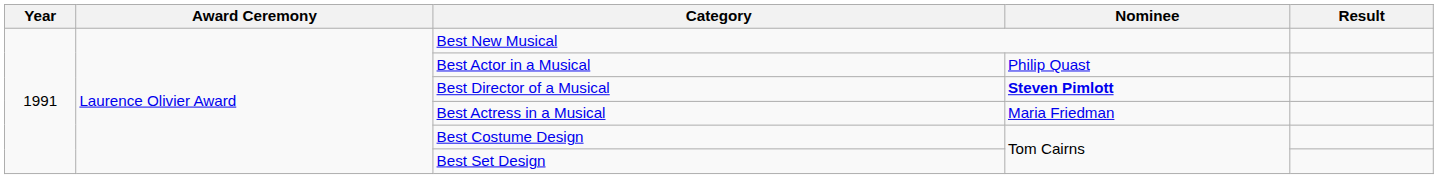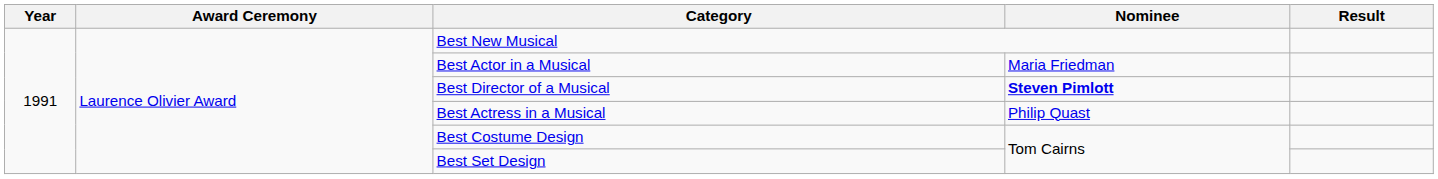(1049, 64) Philip Quast -> (1061, 64) Maria Friedman
(1061, 112) Maria Friedman -> (1049, 112) Philip Quast
